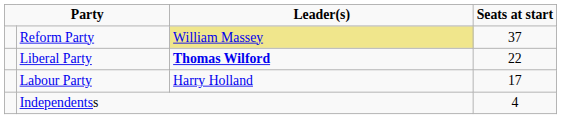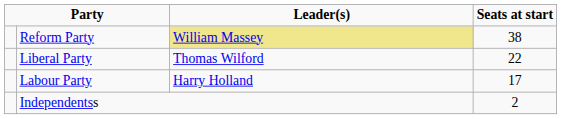(515, 37) 37 -> (515, 37) 38
(222, 59) bold -> (218, 59) normal
(515, 102) 4 -> (515, 102) 2
